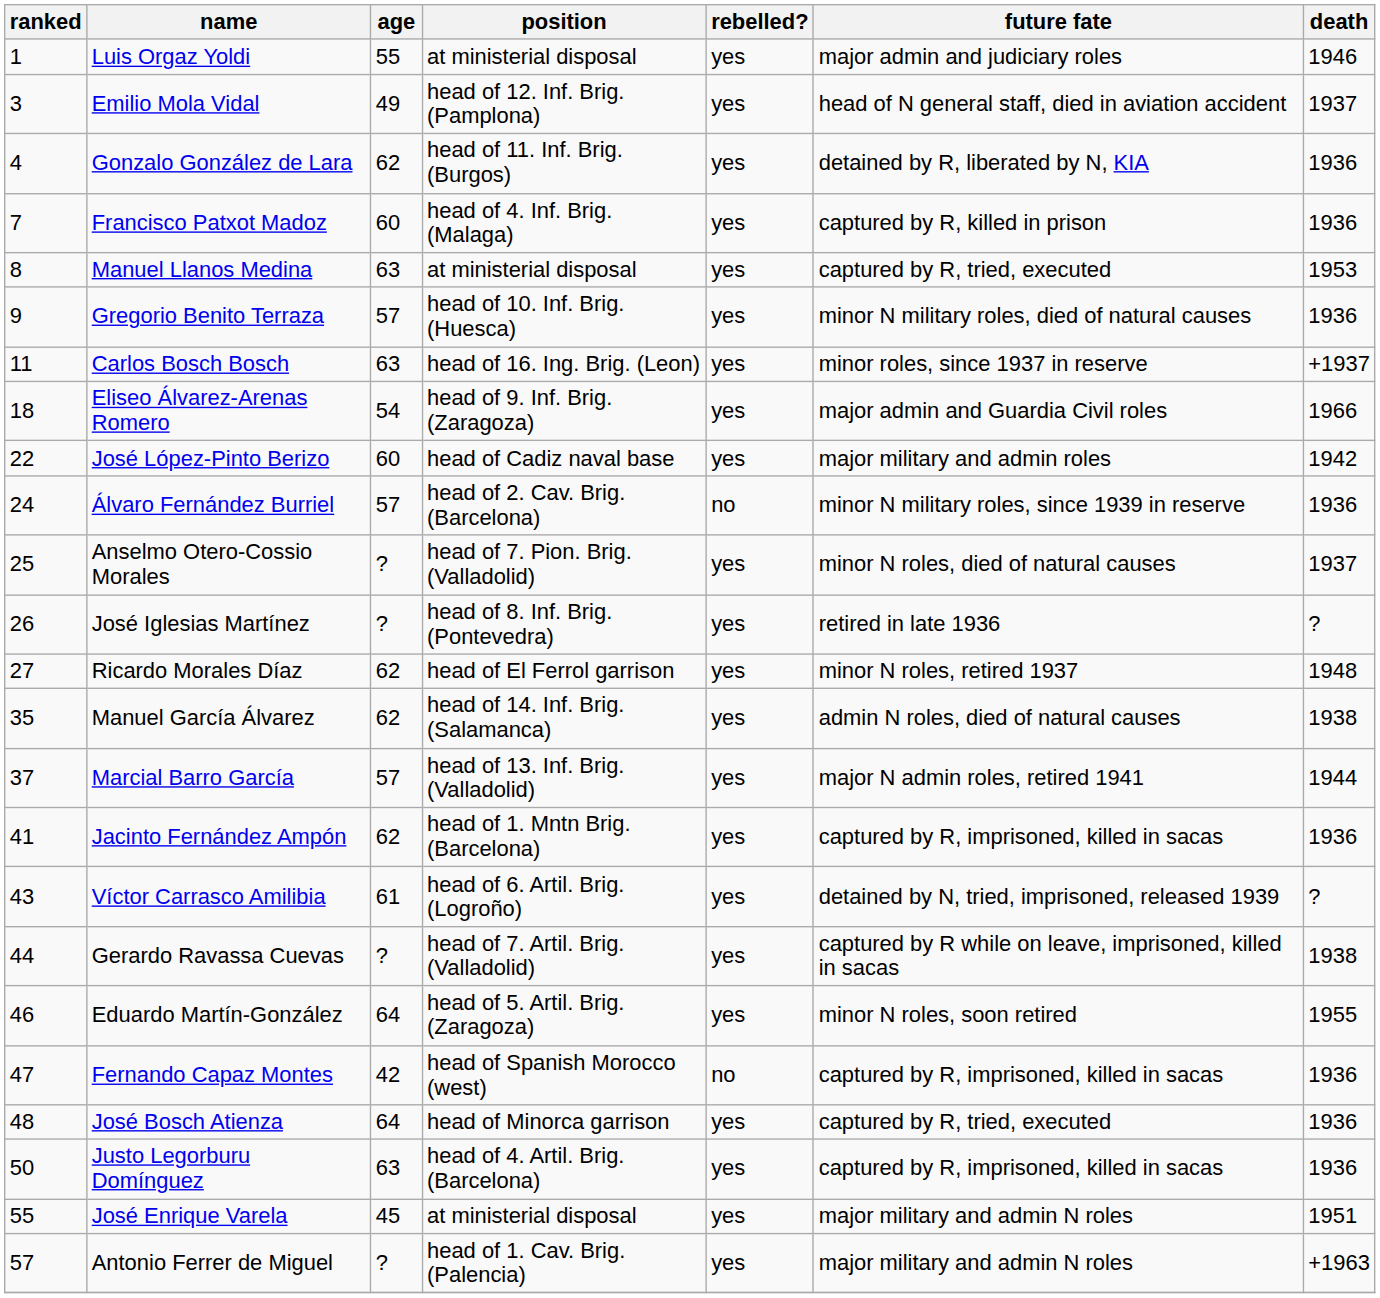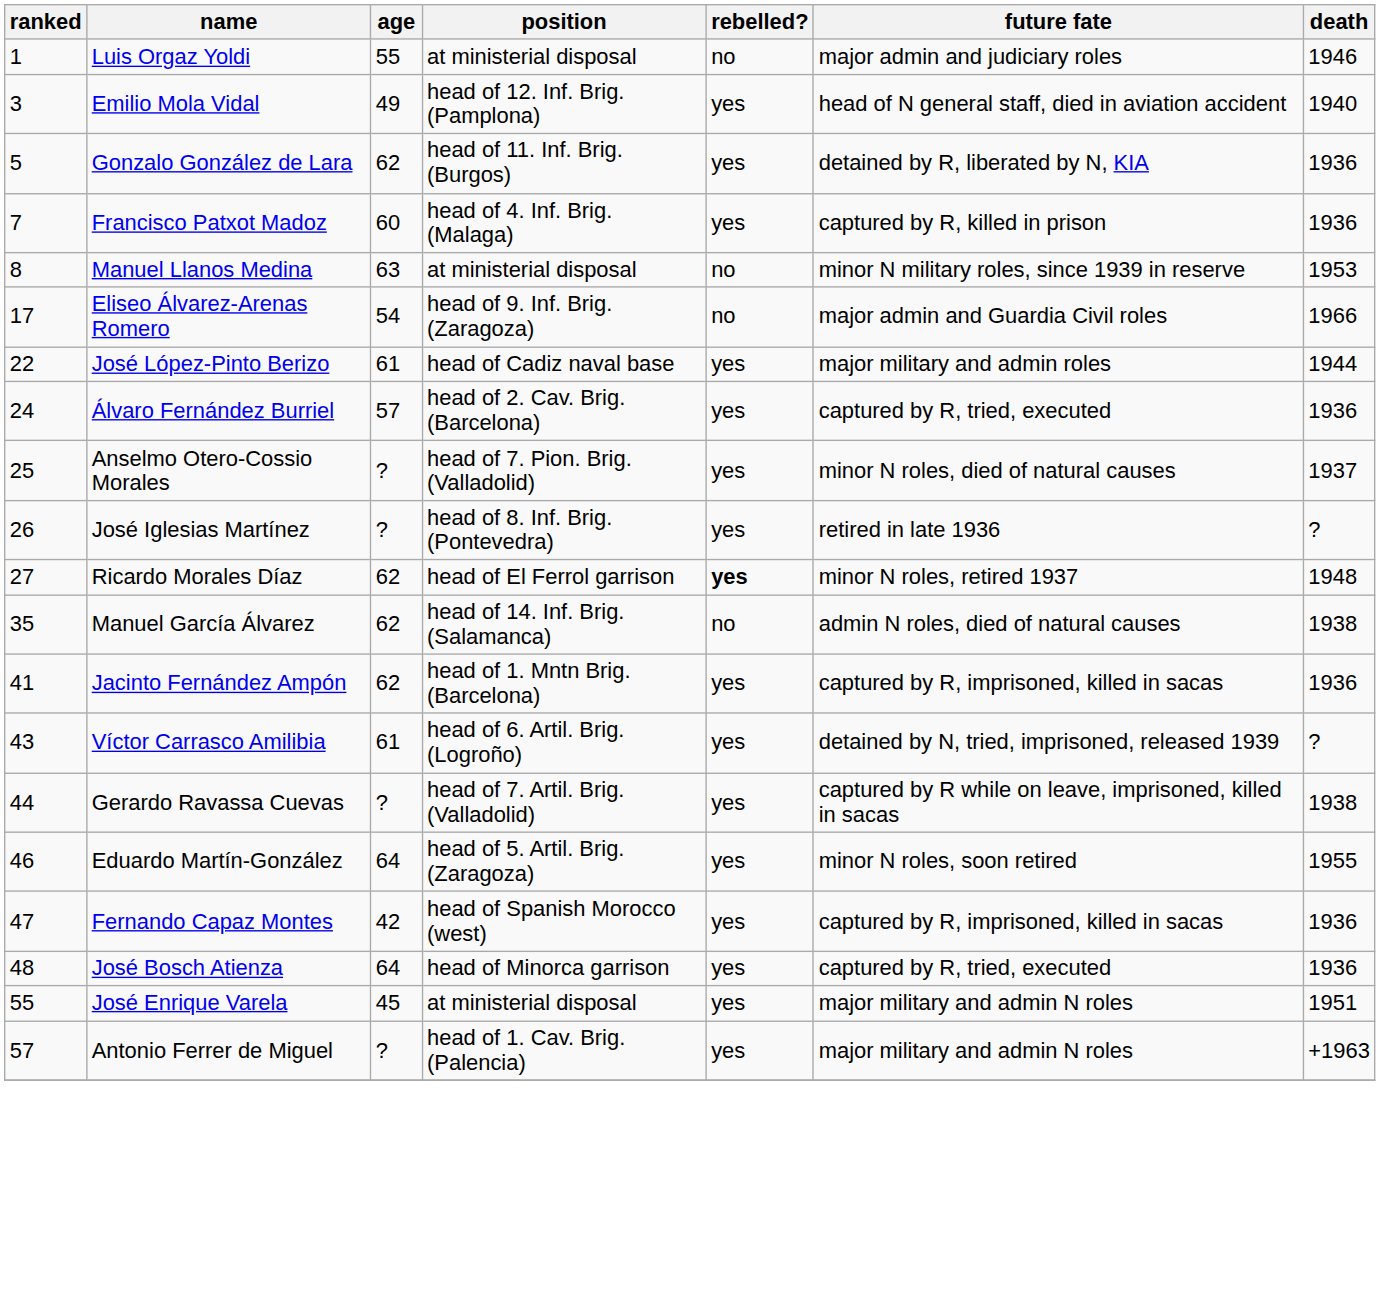(728, 56) yes -> (723, 56) no
(1333, 103) 1937 -> (1333, 103) 1940
(16, 163) 4 -> (16, 163) 5
(728, 269) yes -> (723, 269) no
(965, 269) captured by R, tried, executed -> (1032, 269) minor N military roles, since 1939 in reserve
- row: (208, 316)
- row: (190, 363)
(22, 410) 18 -> (22, 316) 17
(728, 410) yes -> (723, 316) no
(388, 458) 60 -> (388, 363) 61
(1333, 458) 1942 -> (1333, 363) 1944
(723, 505) no -> (728, 410) yes
(1032, 505) minor N military roles, since 1939 in reserve -> (965, 410) captured by R, tried, executed
(728, 671) normal -> (729, 576) bold
(728, 718) yes -> (723, 623) no
- row: (193, 777)
(723, 1074) no -> (728, 921) yes
- row: (171, 1168)
